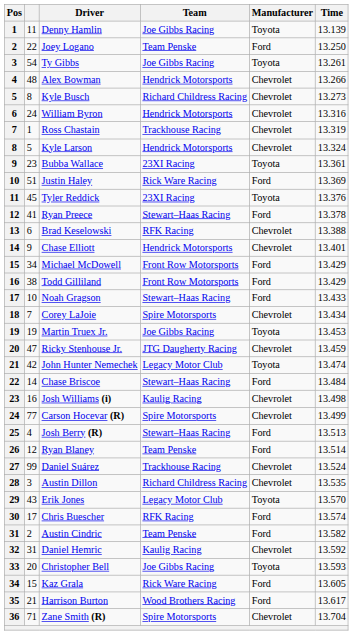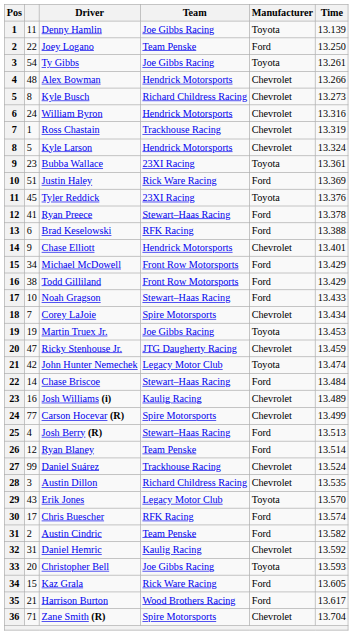(272, 231) Chevrolet -> (261, 231) Ford
(332, 399) 13.498 -> (332, 399) 13.489
